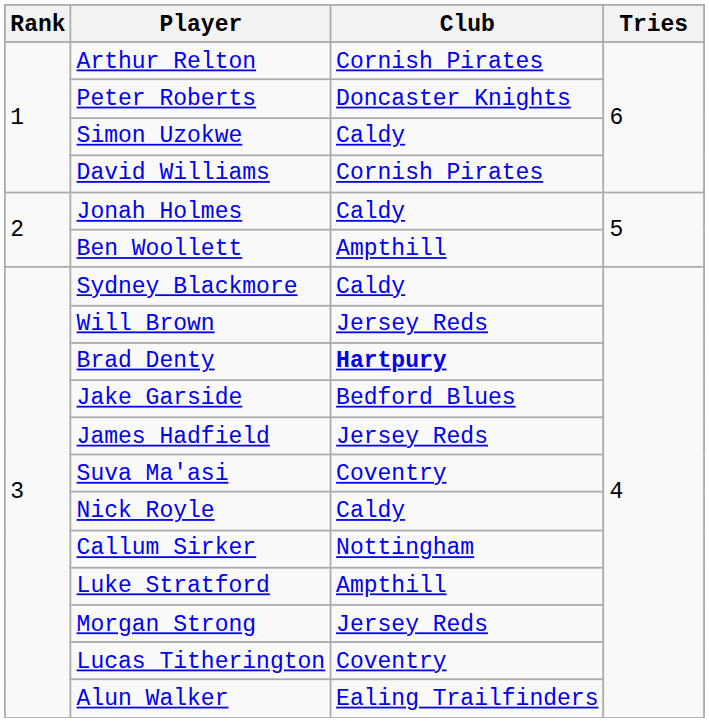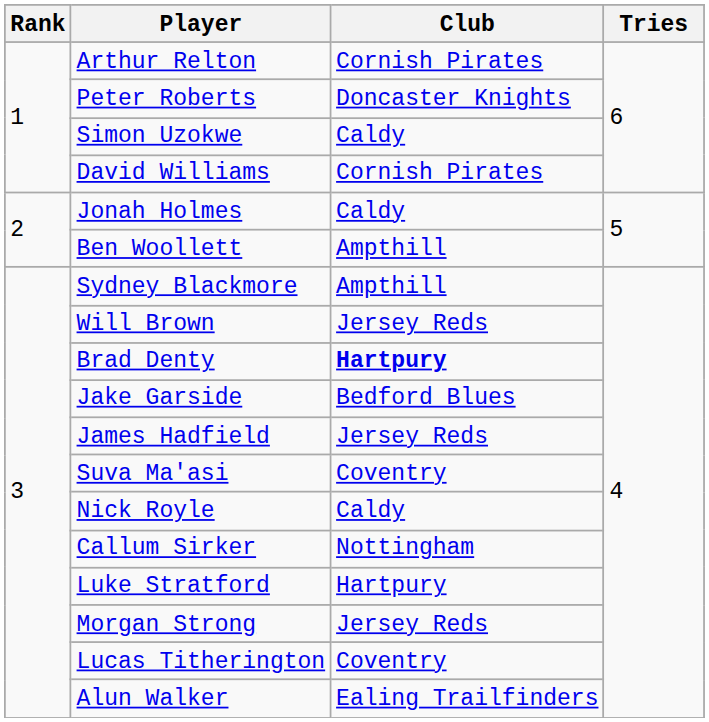(371, 286) Caldy -> (391, 286) Ampthill
(391, 586) Ampthill -> (391, 586) Hartpury
